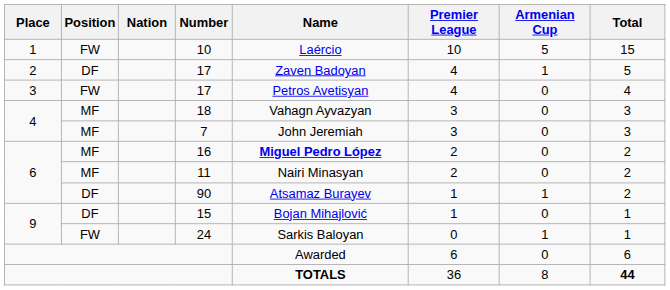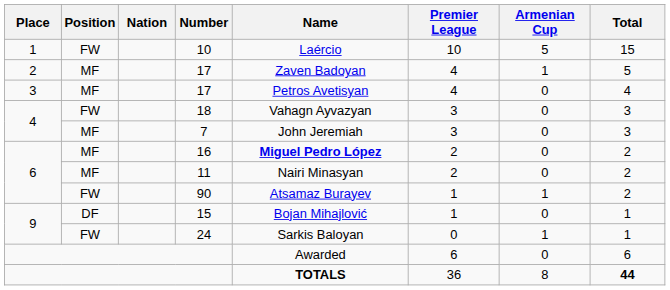(90, 70) DF -> (90, 70) MF
(90, 91) FW -> (90, 91) MF
(90, 111) MF -> (90, 111) FW
(90, 193) DF -> (90, 193) FW
